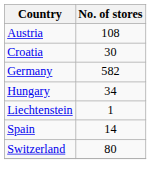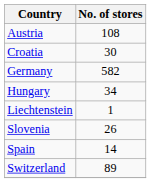+ row: (28, 129)
(110, 149) 80 -> (110, 168) 89
